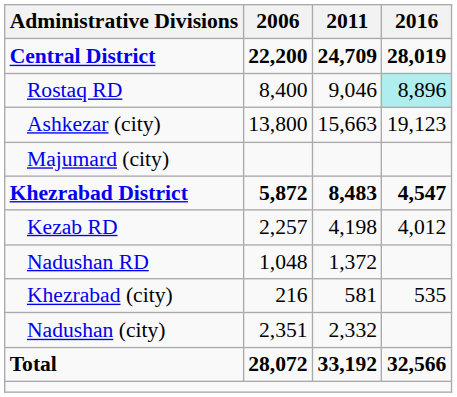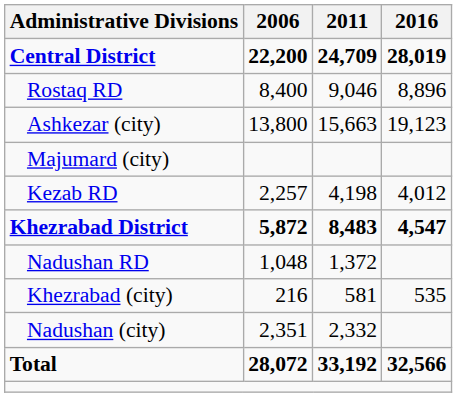(422, 90) paleturquoise background -> (422, 90) no background
rows swapped: (99, 192) <-> (72, 227)
